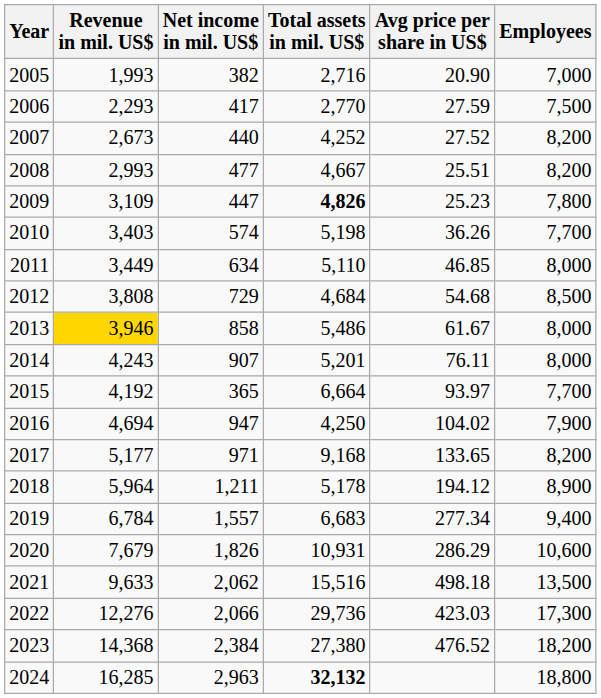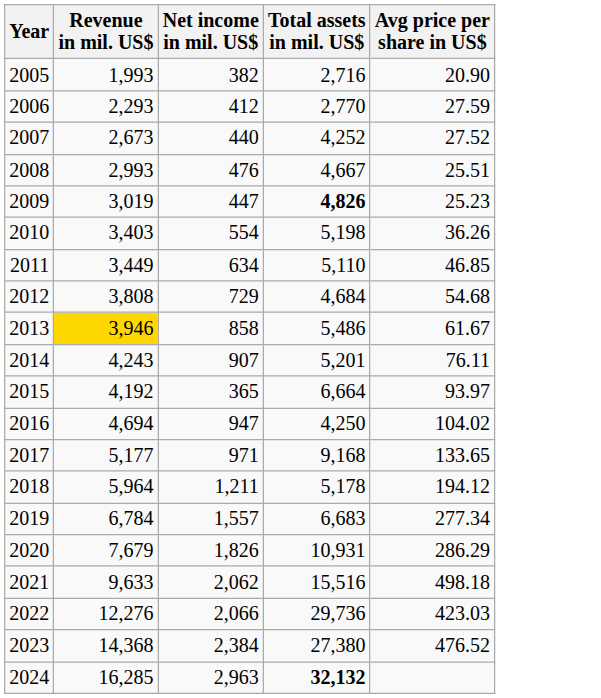- column: (545, 31)
(244, 106) 417 -> (244, 106) 412
(244, 169) 477 -> (244, 169) 476
(131, 201) 3,109 -> (131, 201) 3,019
(244, 233) 574 -> (244, 233) 554
